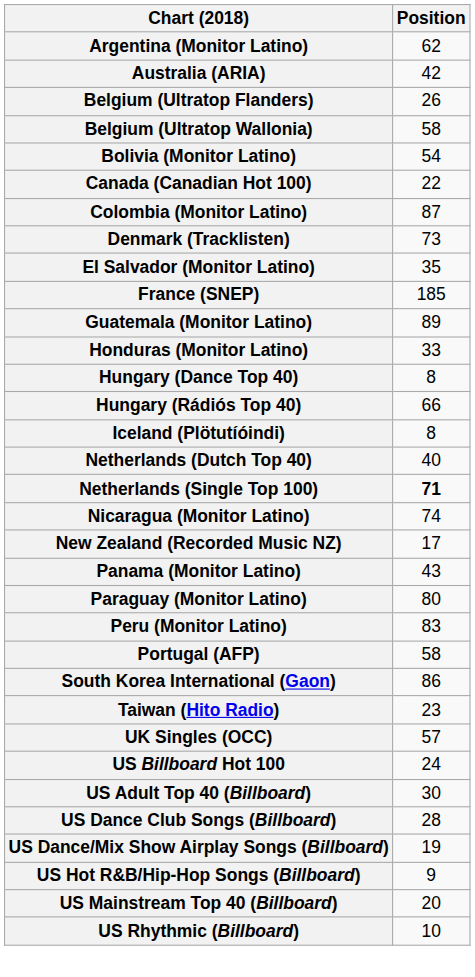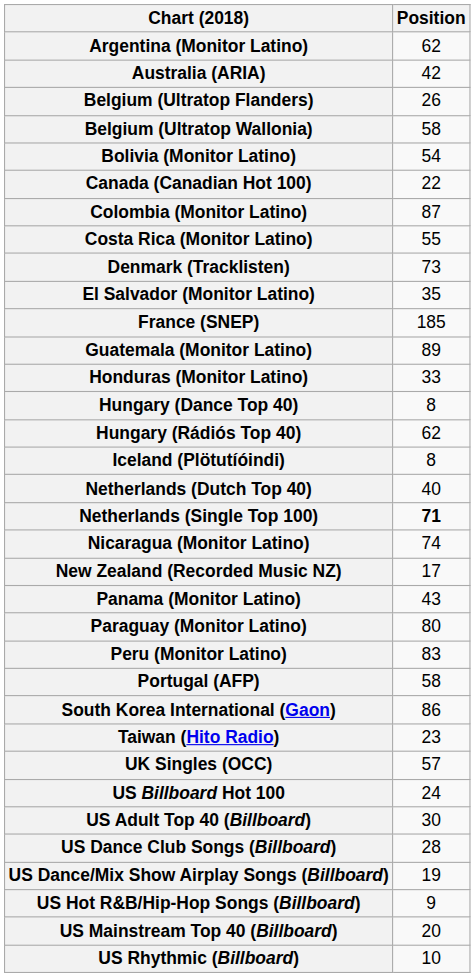+ row: (199, 239)
(431, 405) 66 -> (431, 433) 62
